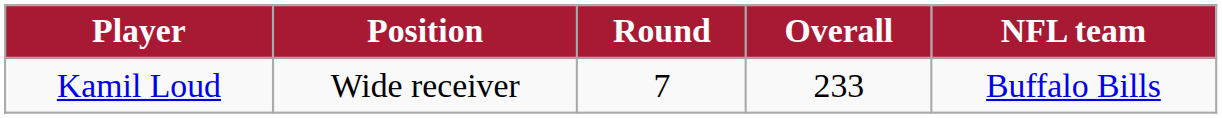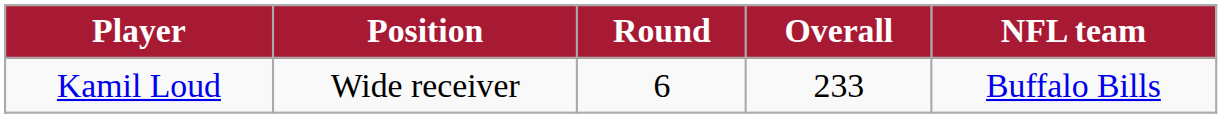(662, 84) 7 -> (662, 84) 6
